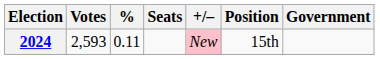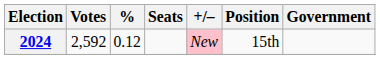(89, 41) 2,593 -> (89, 41) 2,592
(127, 41) 0.11 -> (127, 41) 0.12
